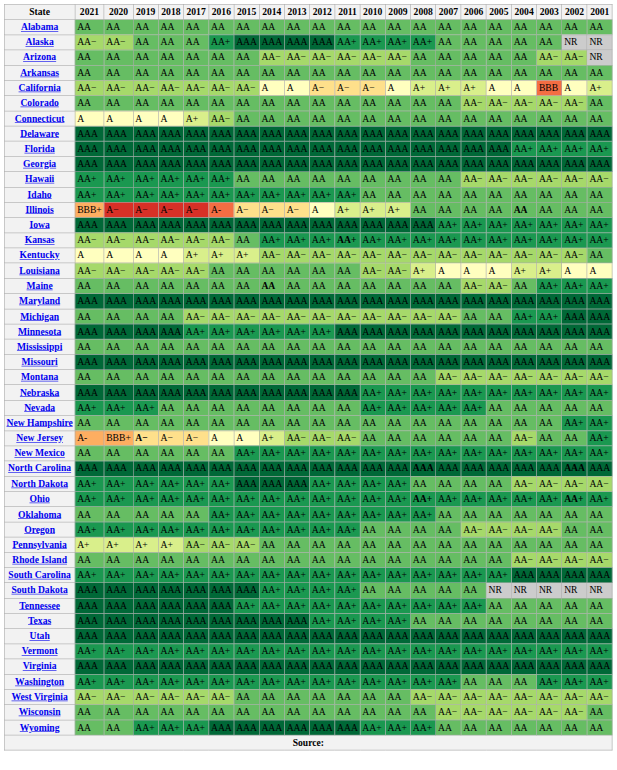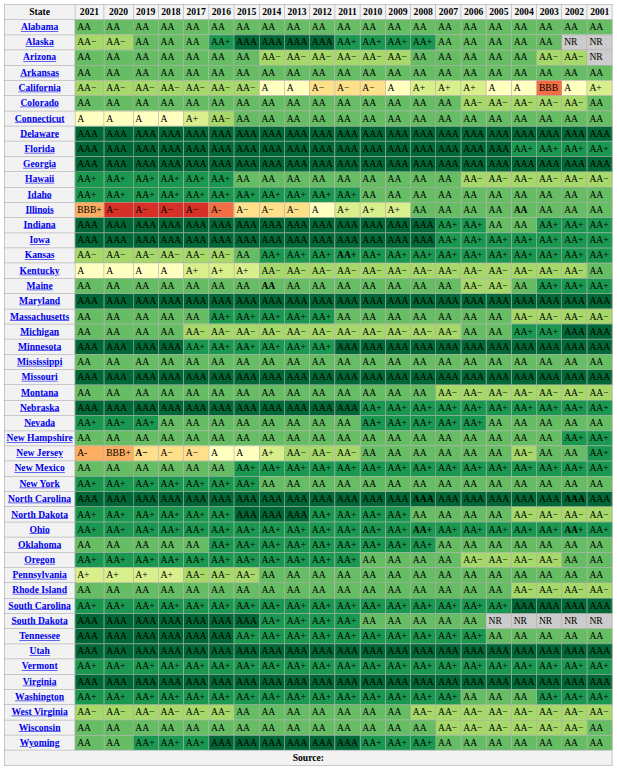+ row: (40, 225)
- row: (40, 270)
+ row: (40, 316)
+ row: (40, 484)
- row: (40, 621)
